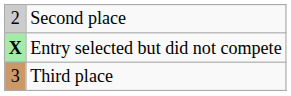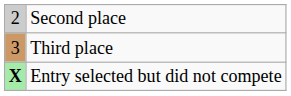rows swapped: (72, 76) <-> (156, 47)
